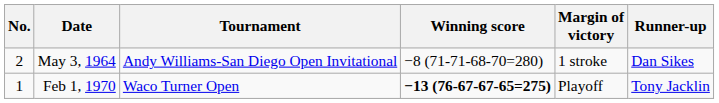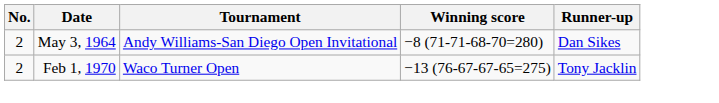- column: (591, 26)
(19, 86) 1 -> (19, 67) 2
(478, 86) bold -> (478, 67) normal
